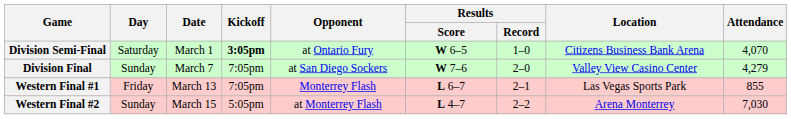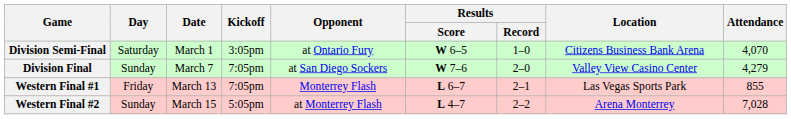(246, 50) bold -> (246, 50) normal
(755, 104) 7,030 -> (755, 104) 7,028
